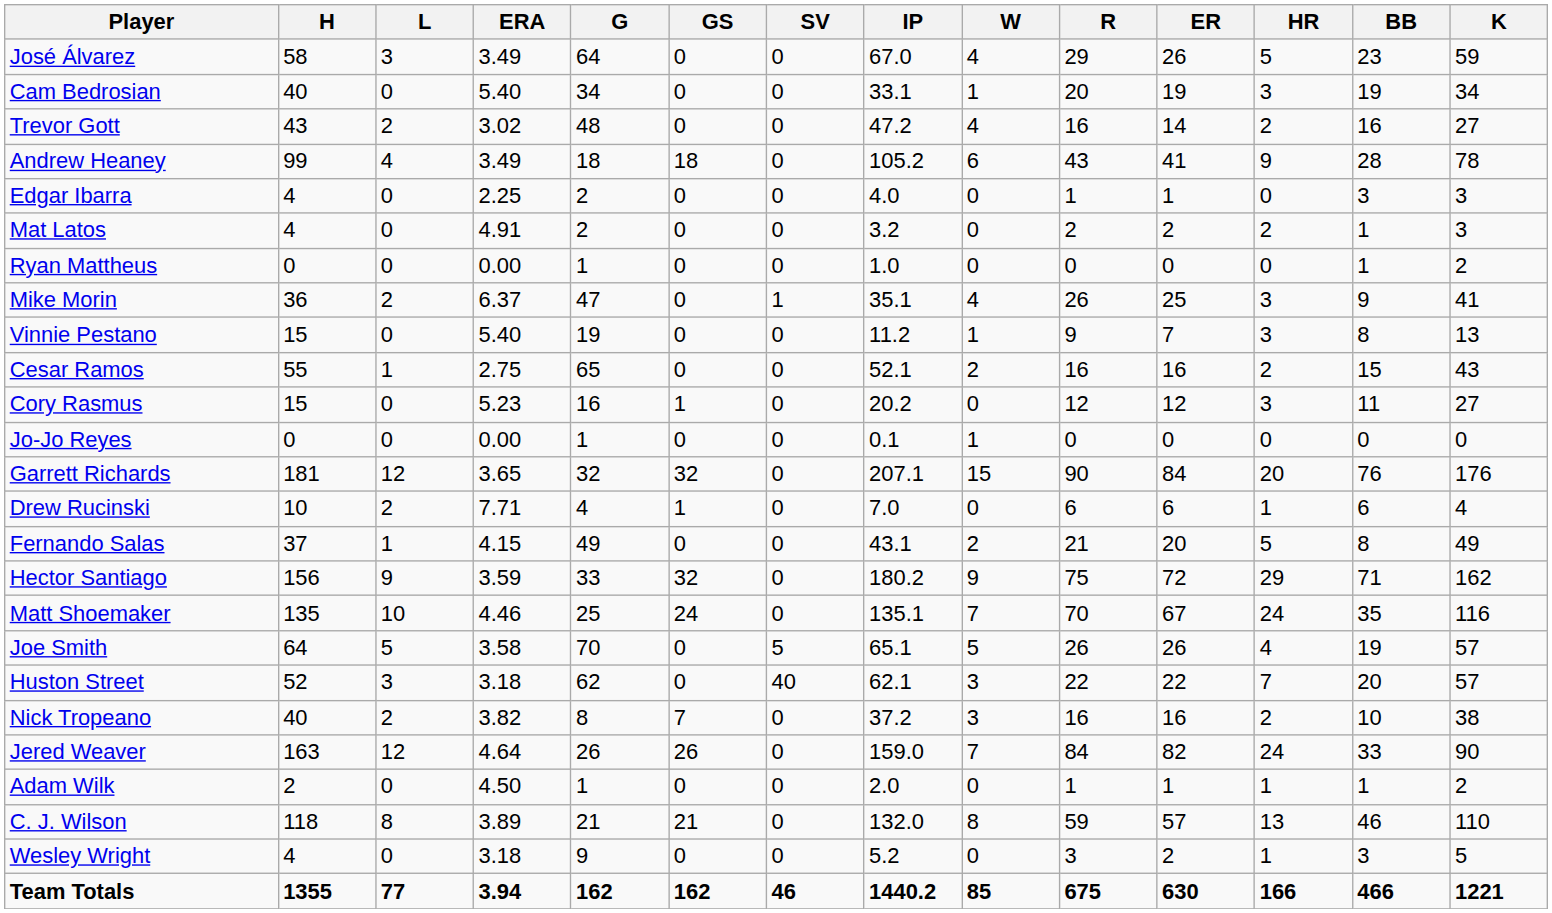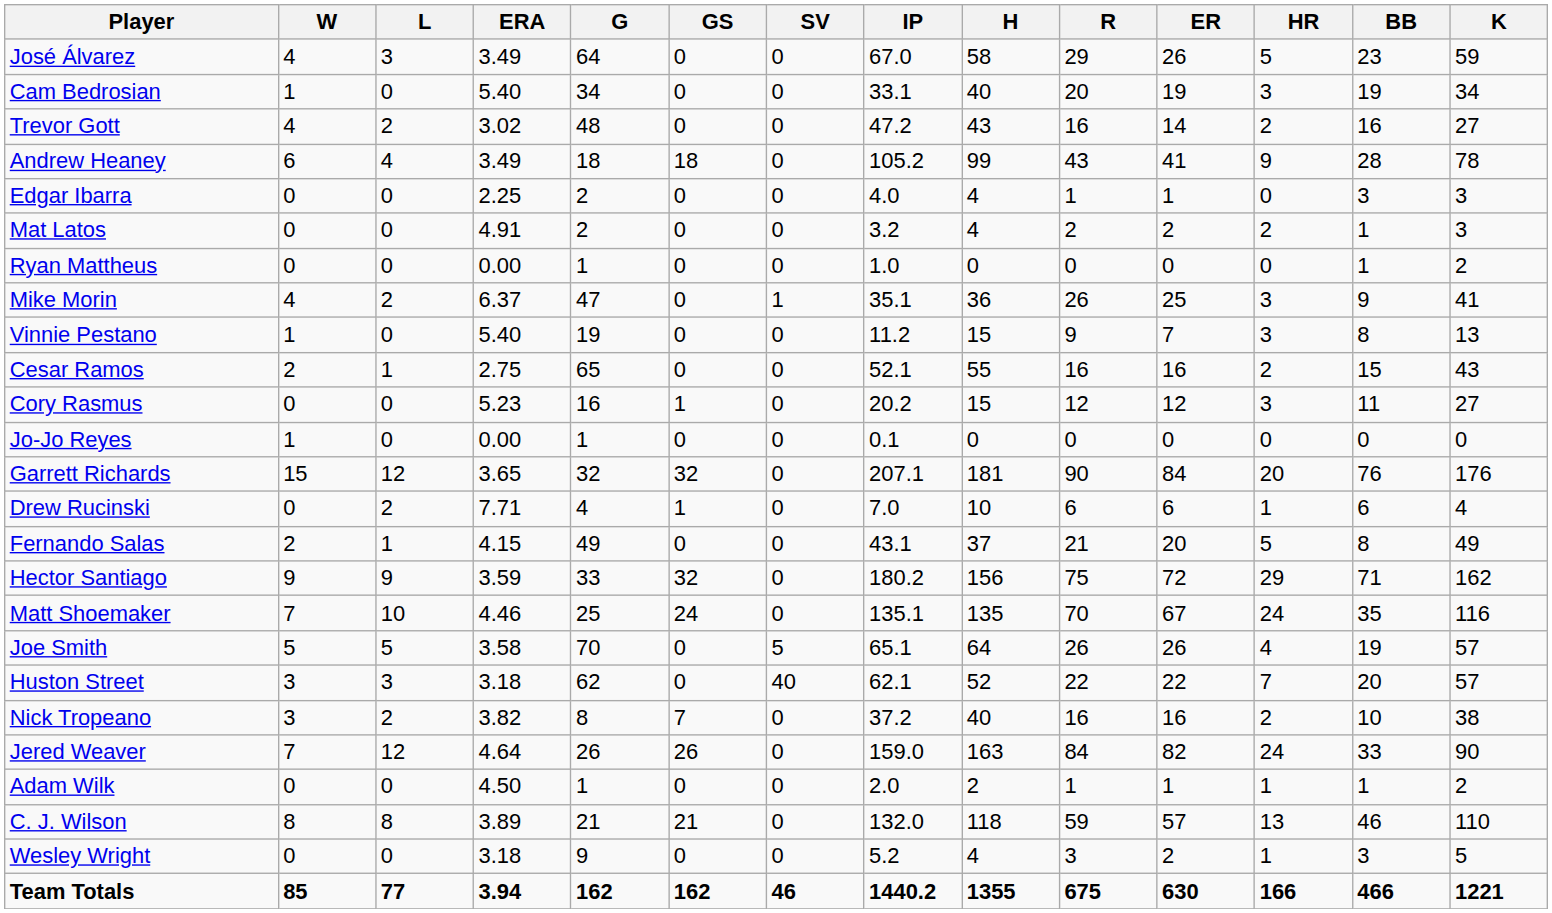columns swapped: (1011, 21) <-> (327, 21)
